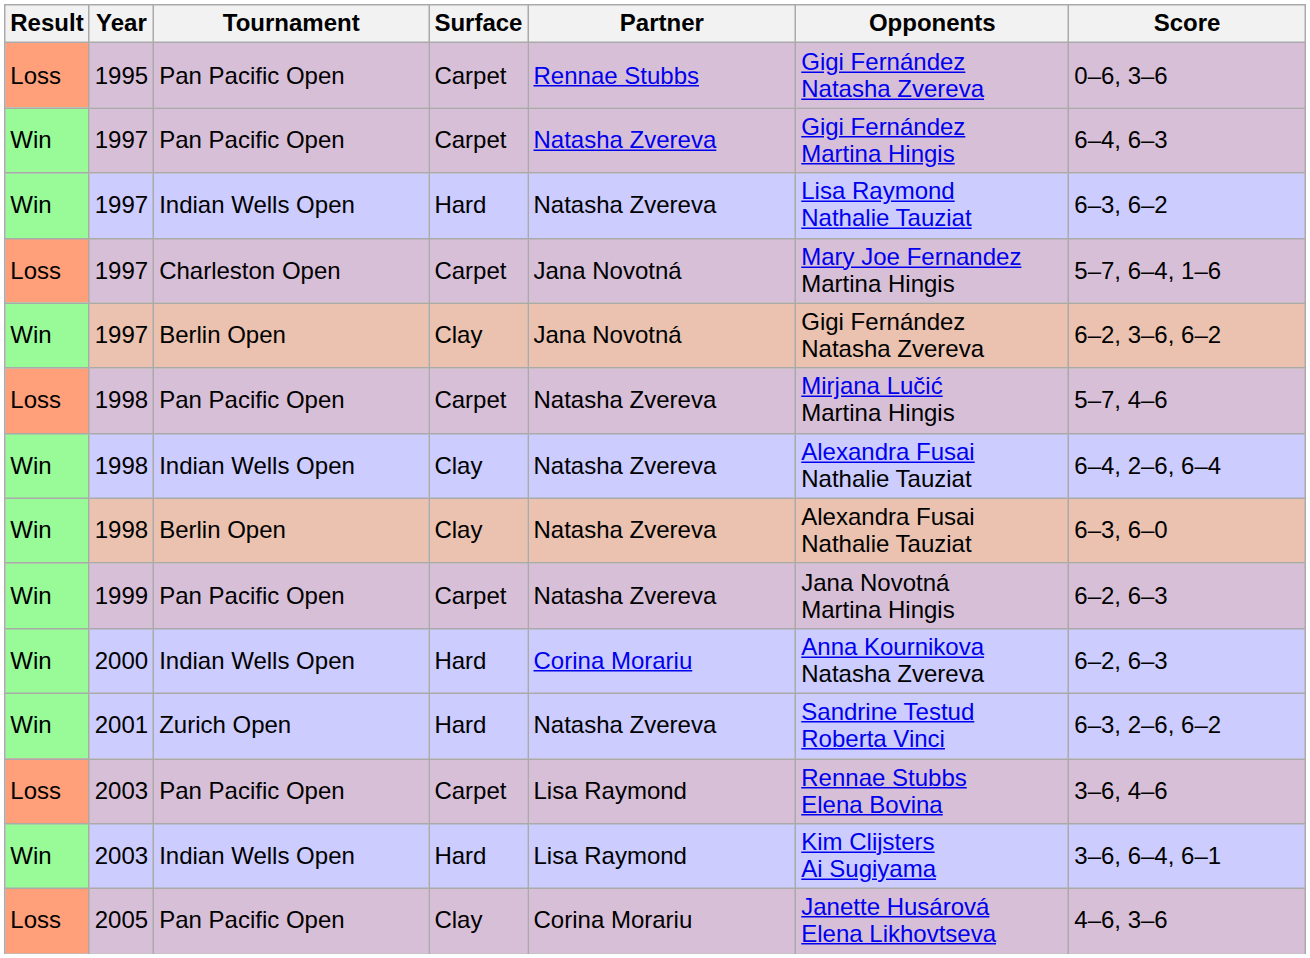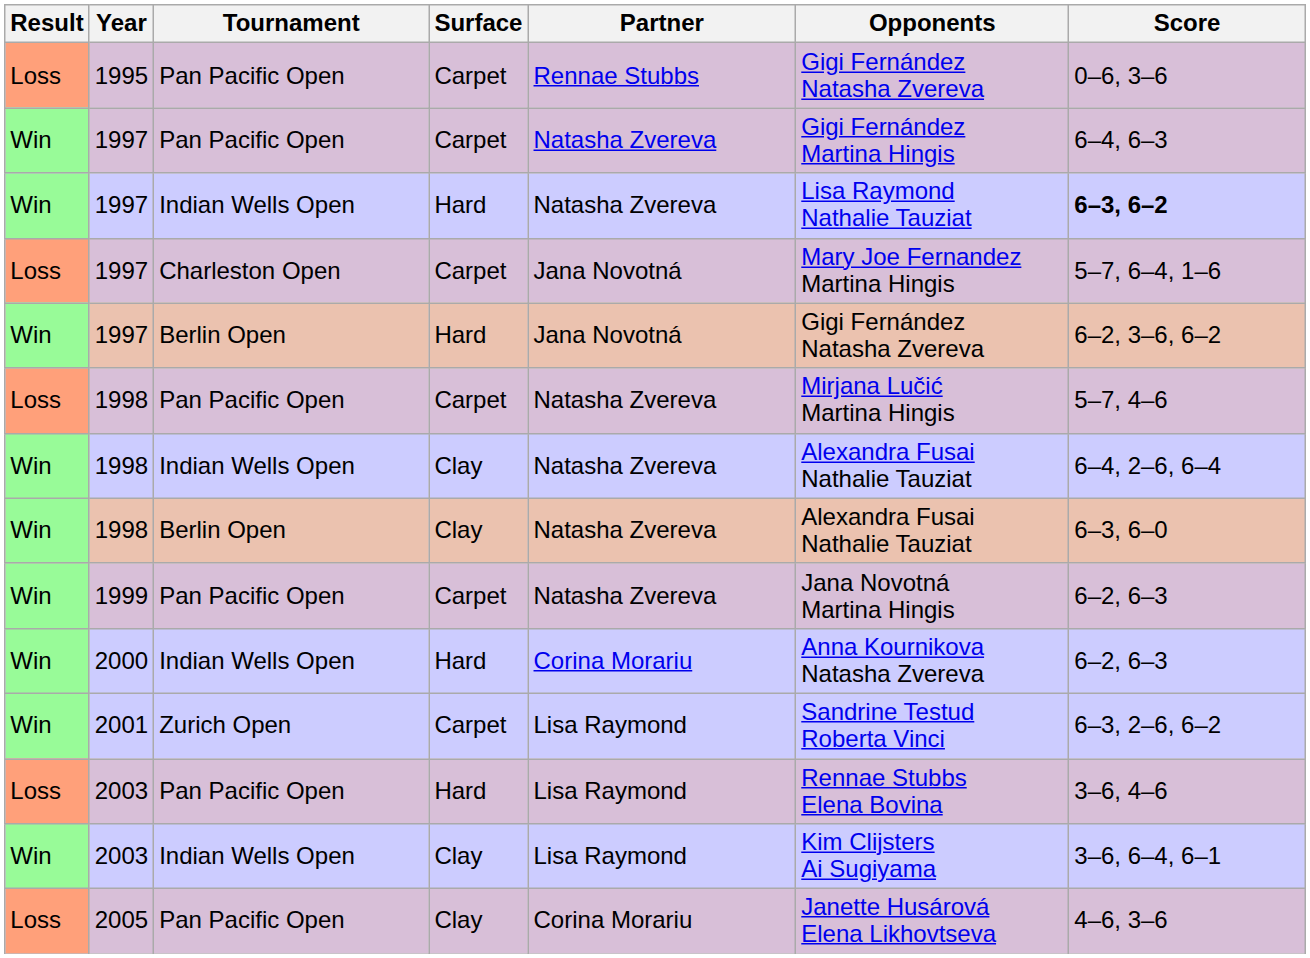(1121, 205) normal -> (1121, 205) bold
(458, 335) Clay -> (460, 335) Hard
(460, 725) Hard -> (470, 725) Carpet
(625, 725) Natasha Zvereva -> (610, 725) Lisa Raymond
(470, 790) Carpet -> (460, 790) Hard
(460, 855) Hard -> (458, 855) Clay
